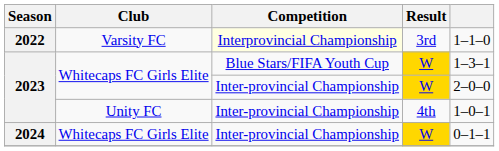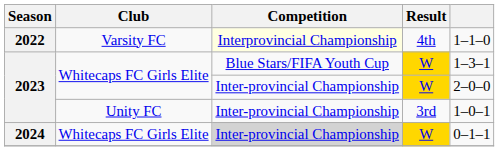(426, 39) 3rd -> (426, 39) 4th
(426, 110) 4th -> (426, 110) 3rd
(307, 134) no background -> (307, 134) lightgrey background
